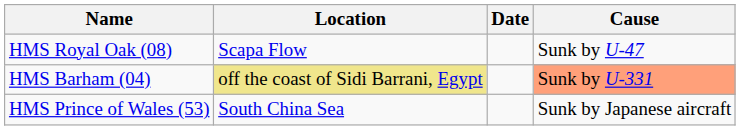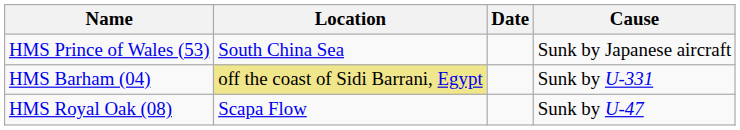rows swapped: (90, 49) <-> (109, 109)
(595, 79) lightsalmon background -> (595, 79) no background
